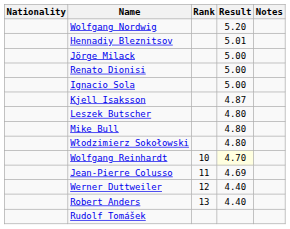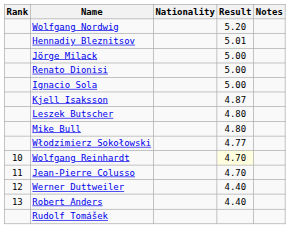columns swapped: (204, 12) <-> (36, 12)
(235, 143) 4.80 -> (235, 143) 4.77
(235, 172) 4.69 -> (235, 172) 4.70
